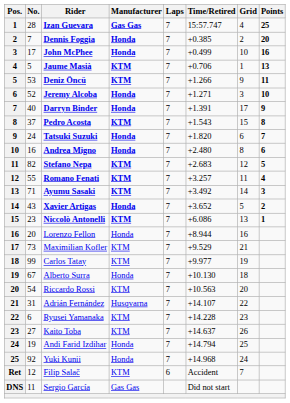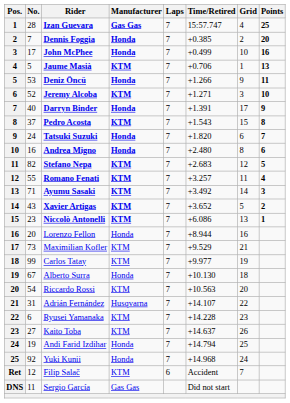(121, 80) KTM -> (123, 80) Honda
(123, 94) Honda -> (121, 94) KTM
(123, 205) Honda -> (121, 205) KTM
